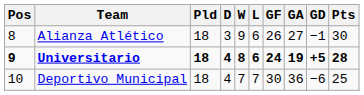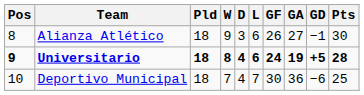columns swapped: (241, 15) <-> (227, 15)
